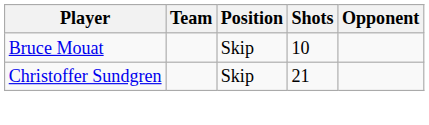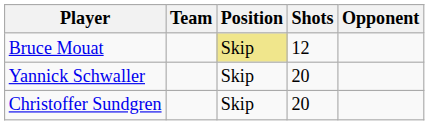(237, 47) no background -> (237, 47) khaki background
(300, 47) 10 -> (300, 47) 12
+ row: (77, 76)
(300, 76) 21 -> (300, 104) 20
